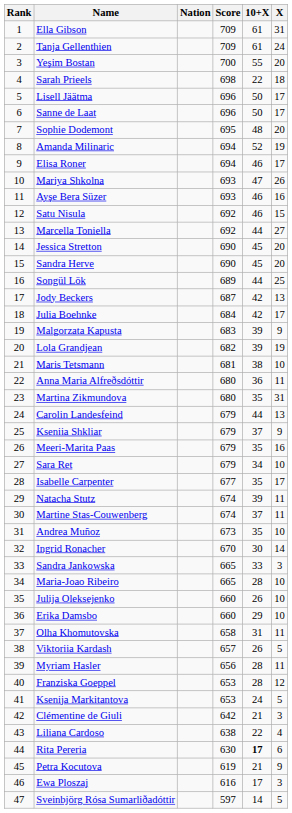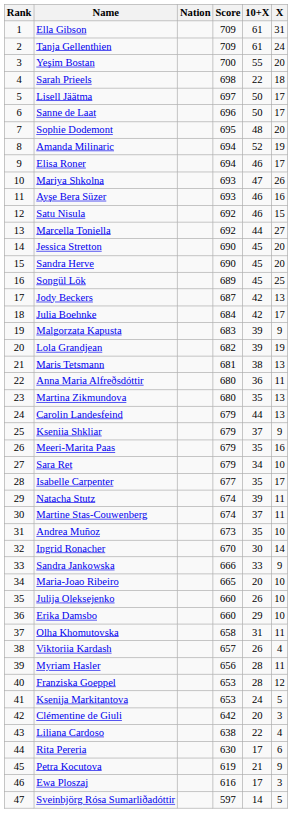(228, 96) 696 -> (228, 96) 697
(257, 280) 44 -> (257, 280) 45
(280, 364) 10 -> (280, 364) 13
(280, 398) 31 -> (280, 398) 13
(228, 565) 665 -> (228, 565) 666
(280, 565) 3 -> (280, 565) 9
(257, 582) 28 -> (257, 582) 20
(280, 649) 5 -> (280, 649) 4
(257, 716) 21 -> (257, 716) 20
(257, 749) bold -> (257, 749) normal
